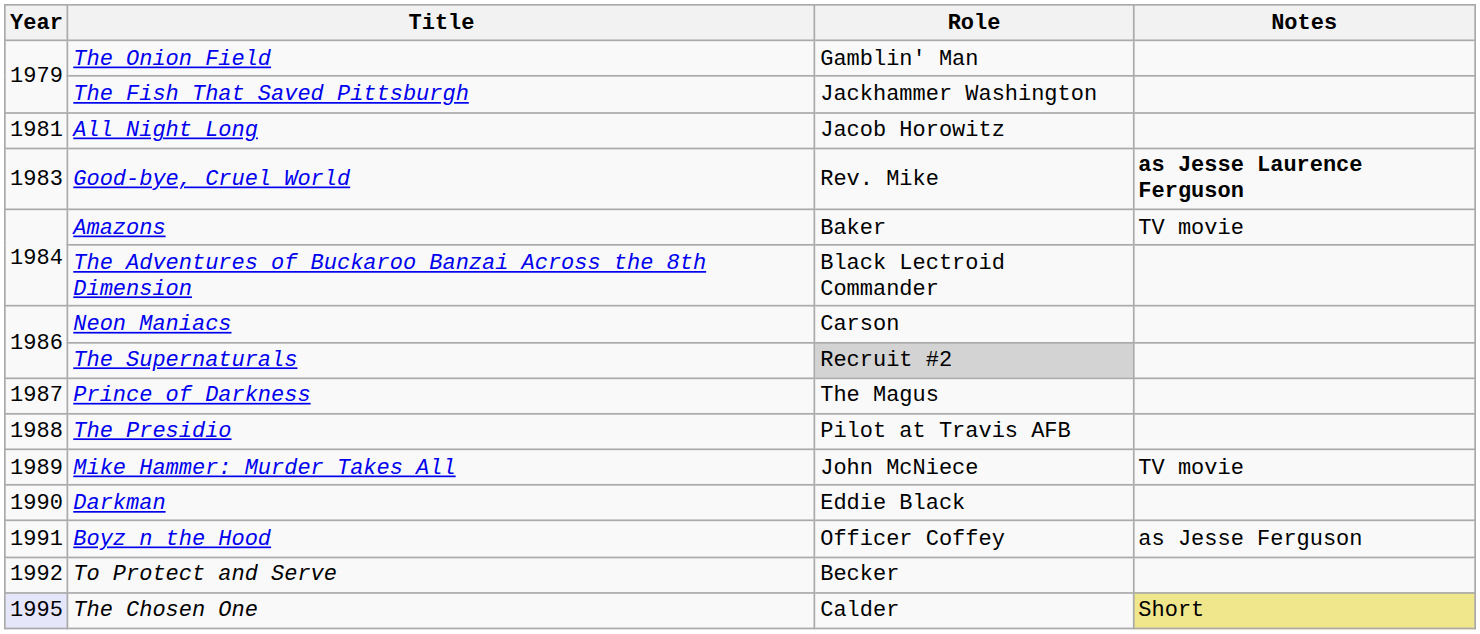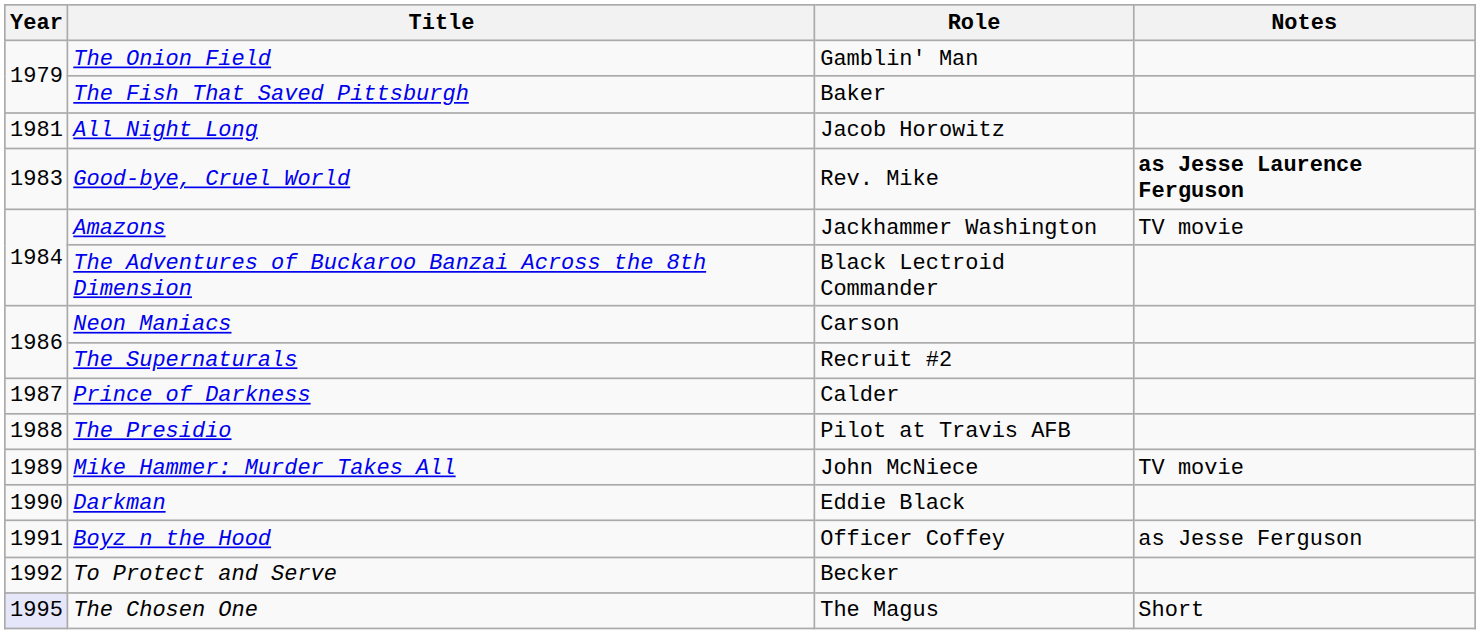(959, 94) Jackhammer Washington -> (853, 94) Baker
(853, 227) Baker -> (959, 227) Jackhammer Washington
(886, 360) lightgrey background -> (886, 360) no background
(880, 396) The Magus -> (860, 396) Calder
(860, 611) Calder -> (880, 611) The Magus
(1171, 611) khaki background -> (1171, 611) no background
